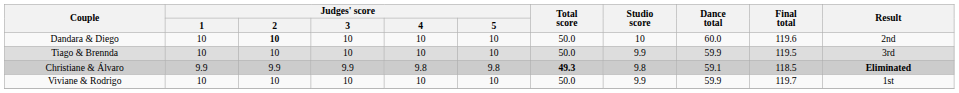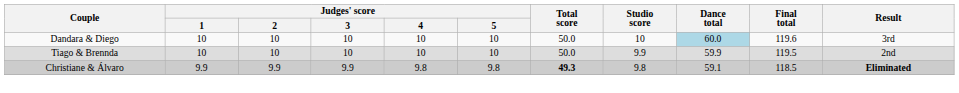(275, 39) bold -> (275, 39) normal
(713, 39) no background -> (713, 39) lightblue background
(888, 39) 2nd -> (888, 39) 3rd
(888, 53) 3rd -> (888, 53) 2nd
- row: (85, 81)
